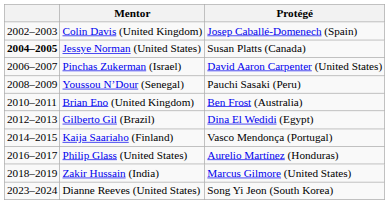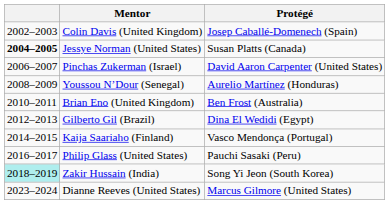(254, 84) Pauchi Sasaki (Peru) -> (273, 84) Aurelio Martínez (Honduras)
(273, 155) Aurelio Martínez (Honduras) -> (254, 155) Pauchi Sasaki (Peru)
(32, 173) no background -> (32, 173) paleturquoise background
(279, 173) Marcus Gilmore (United States) -> (270, 173) Song Yi Jeon (South Korea)
(270, 191) Song Yi Jeon (South Korea) -> (279, 191) Marcus Gilmore (United States)
